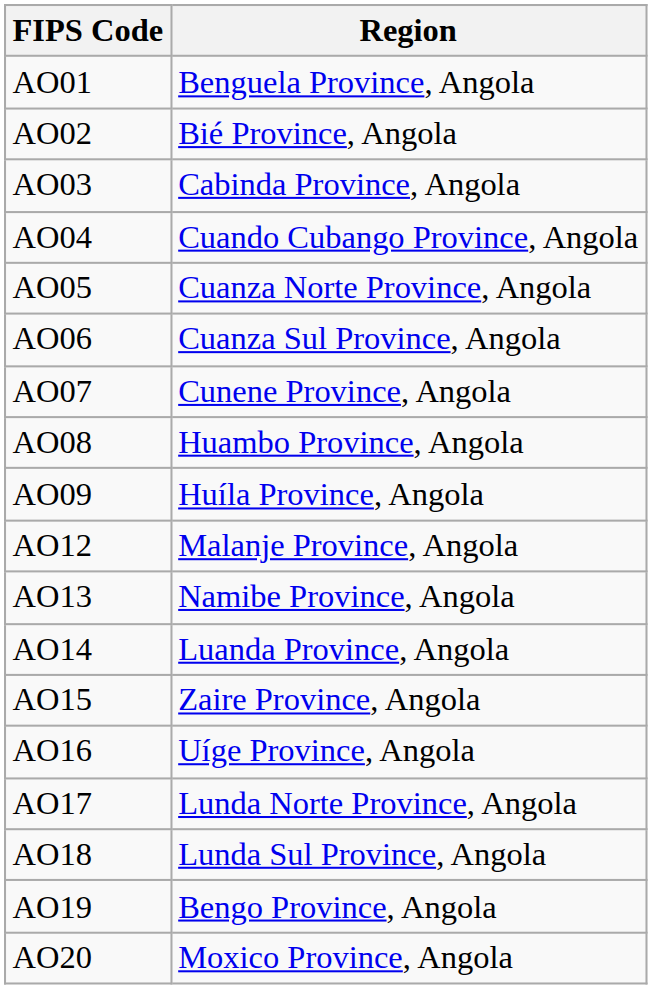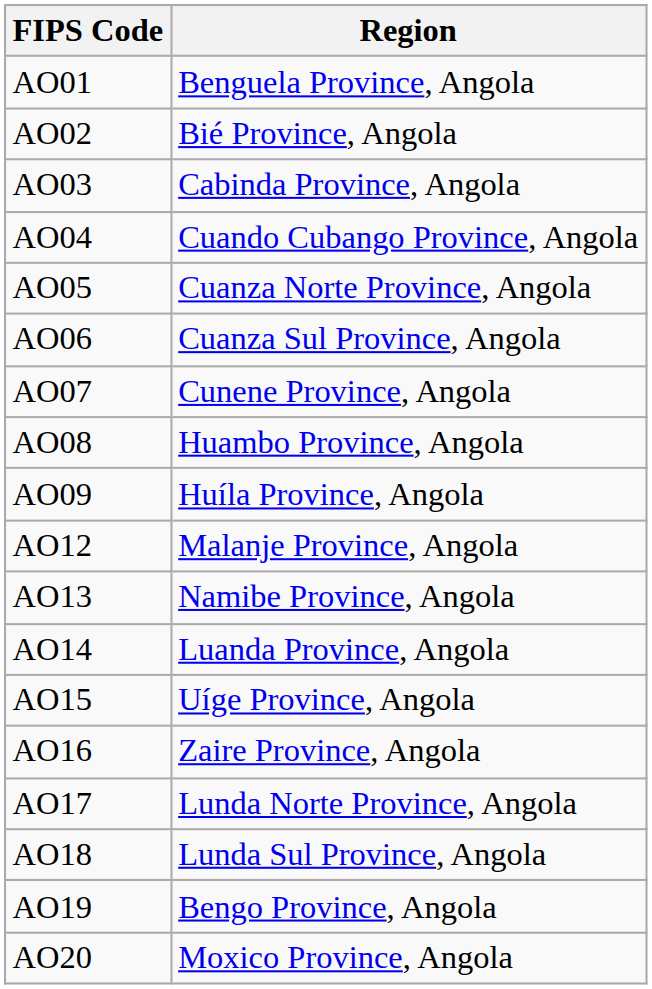(329, 699) Zaire Province, Angola -> (327, 699) Uíge Province, Angola
(327, 751) Uíge Province, Angola -> (329, 751) Zaire Province, Angola
